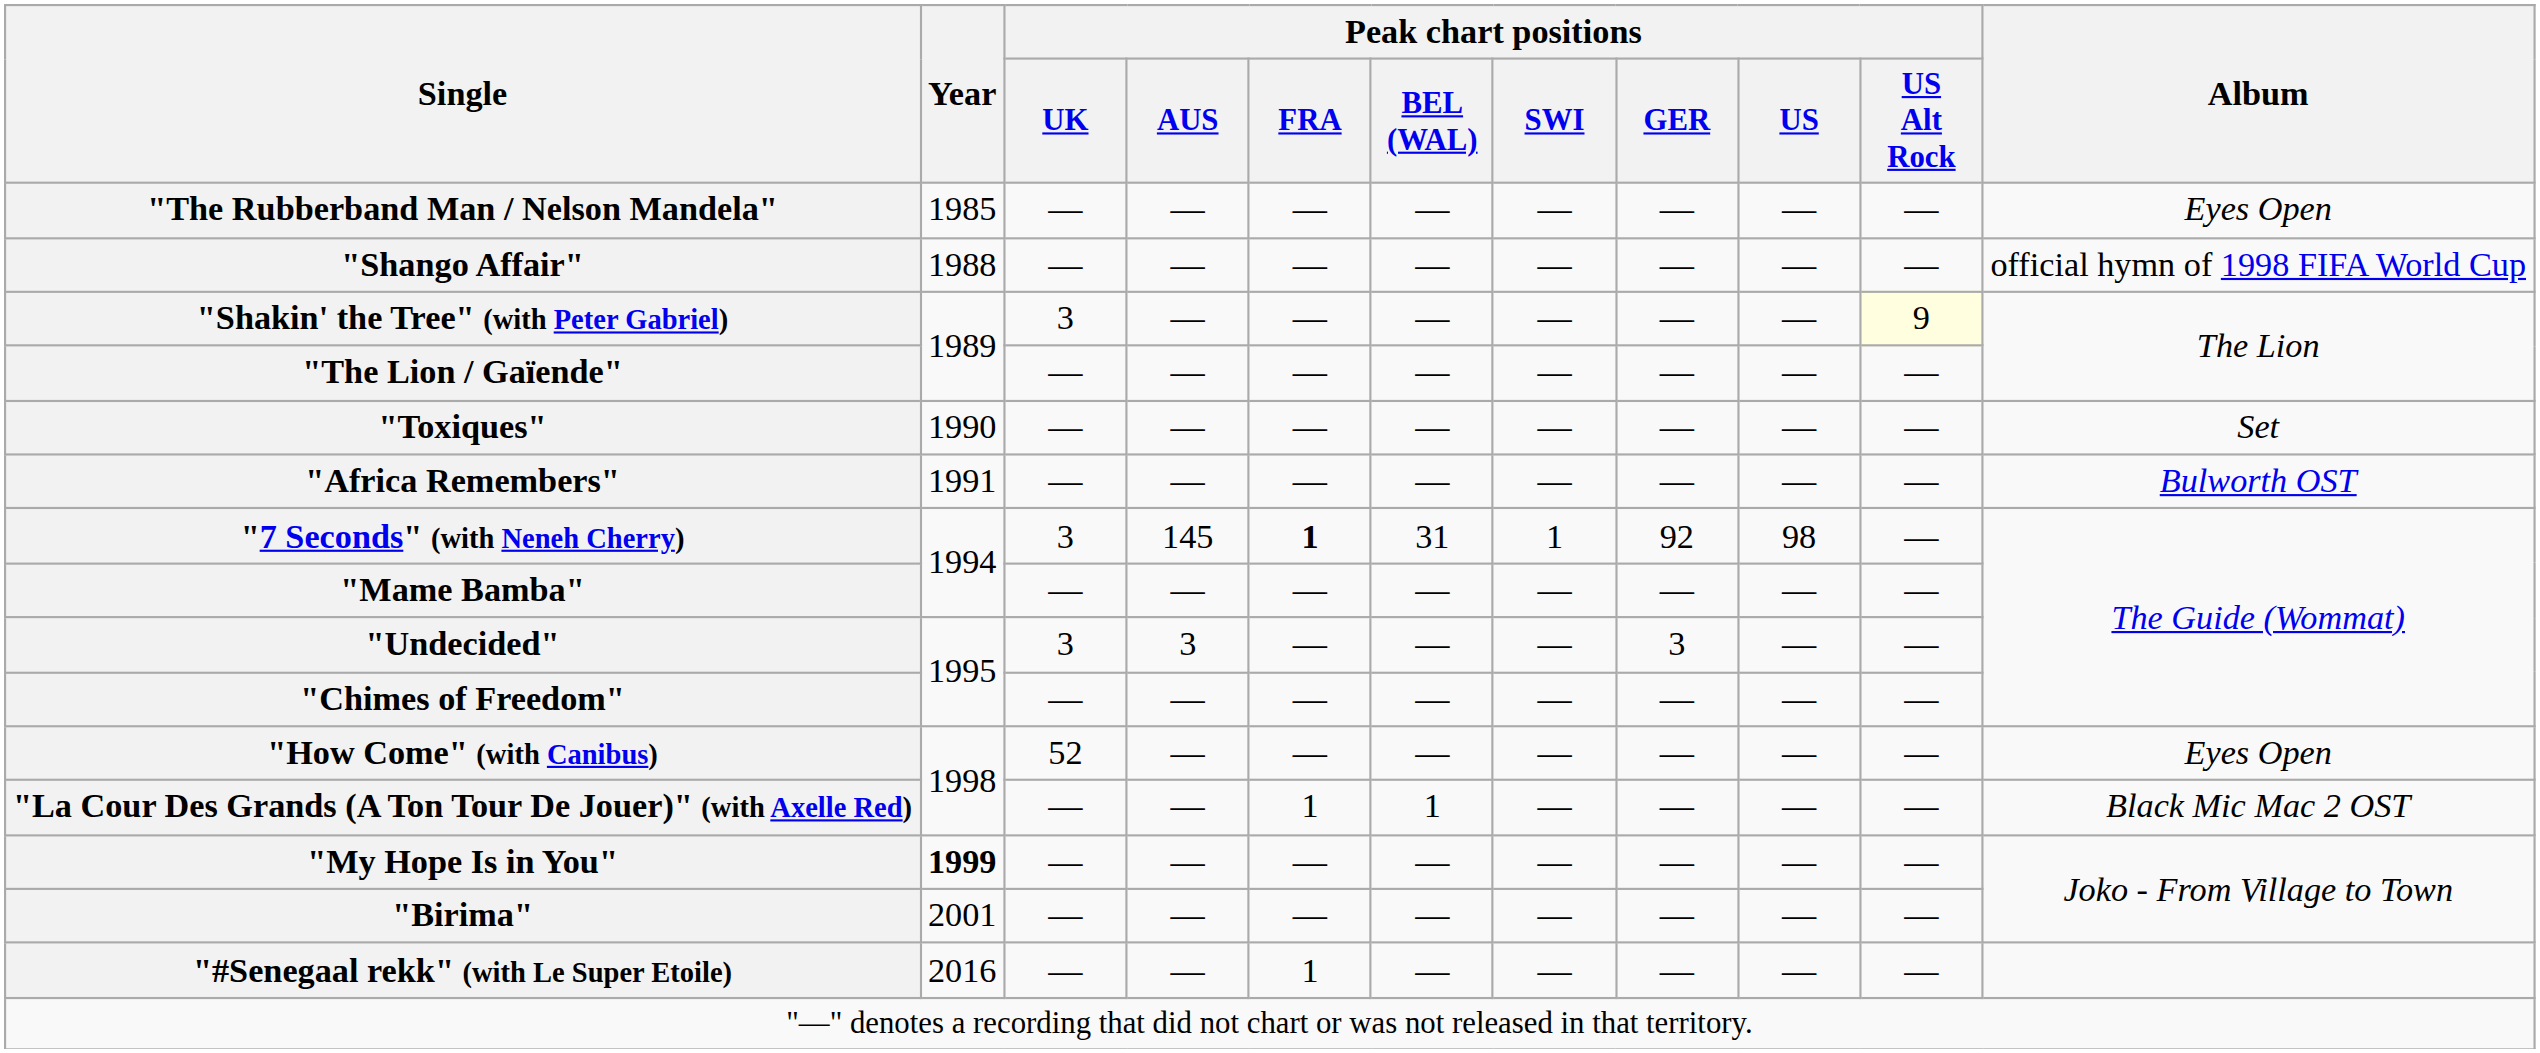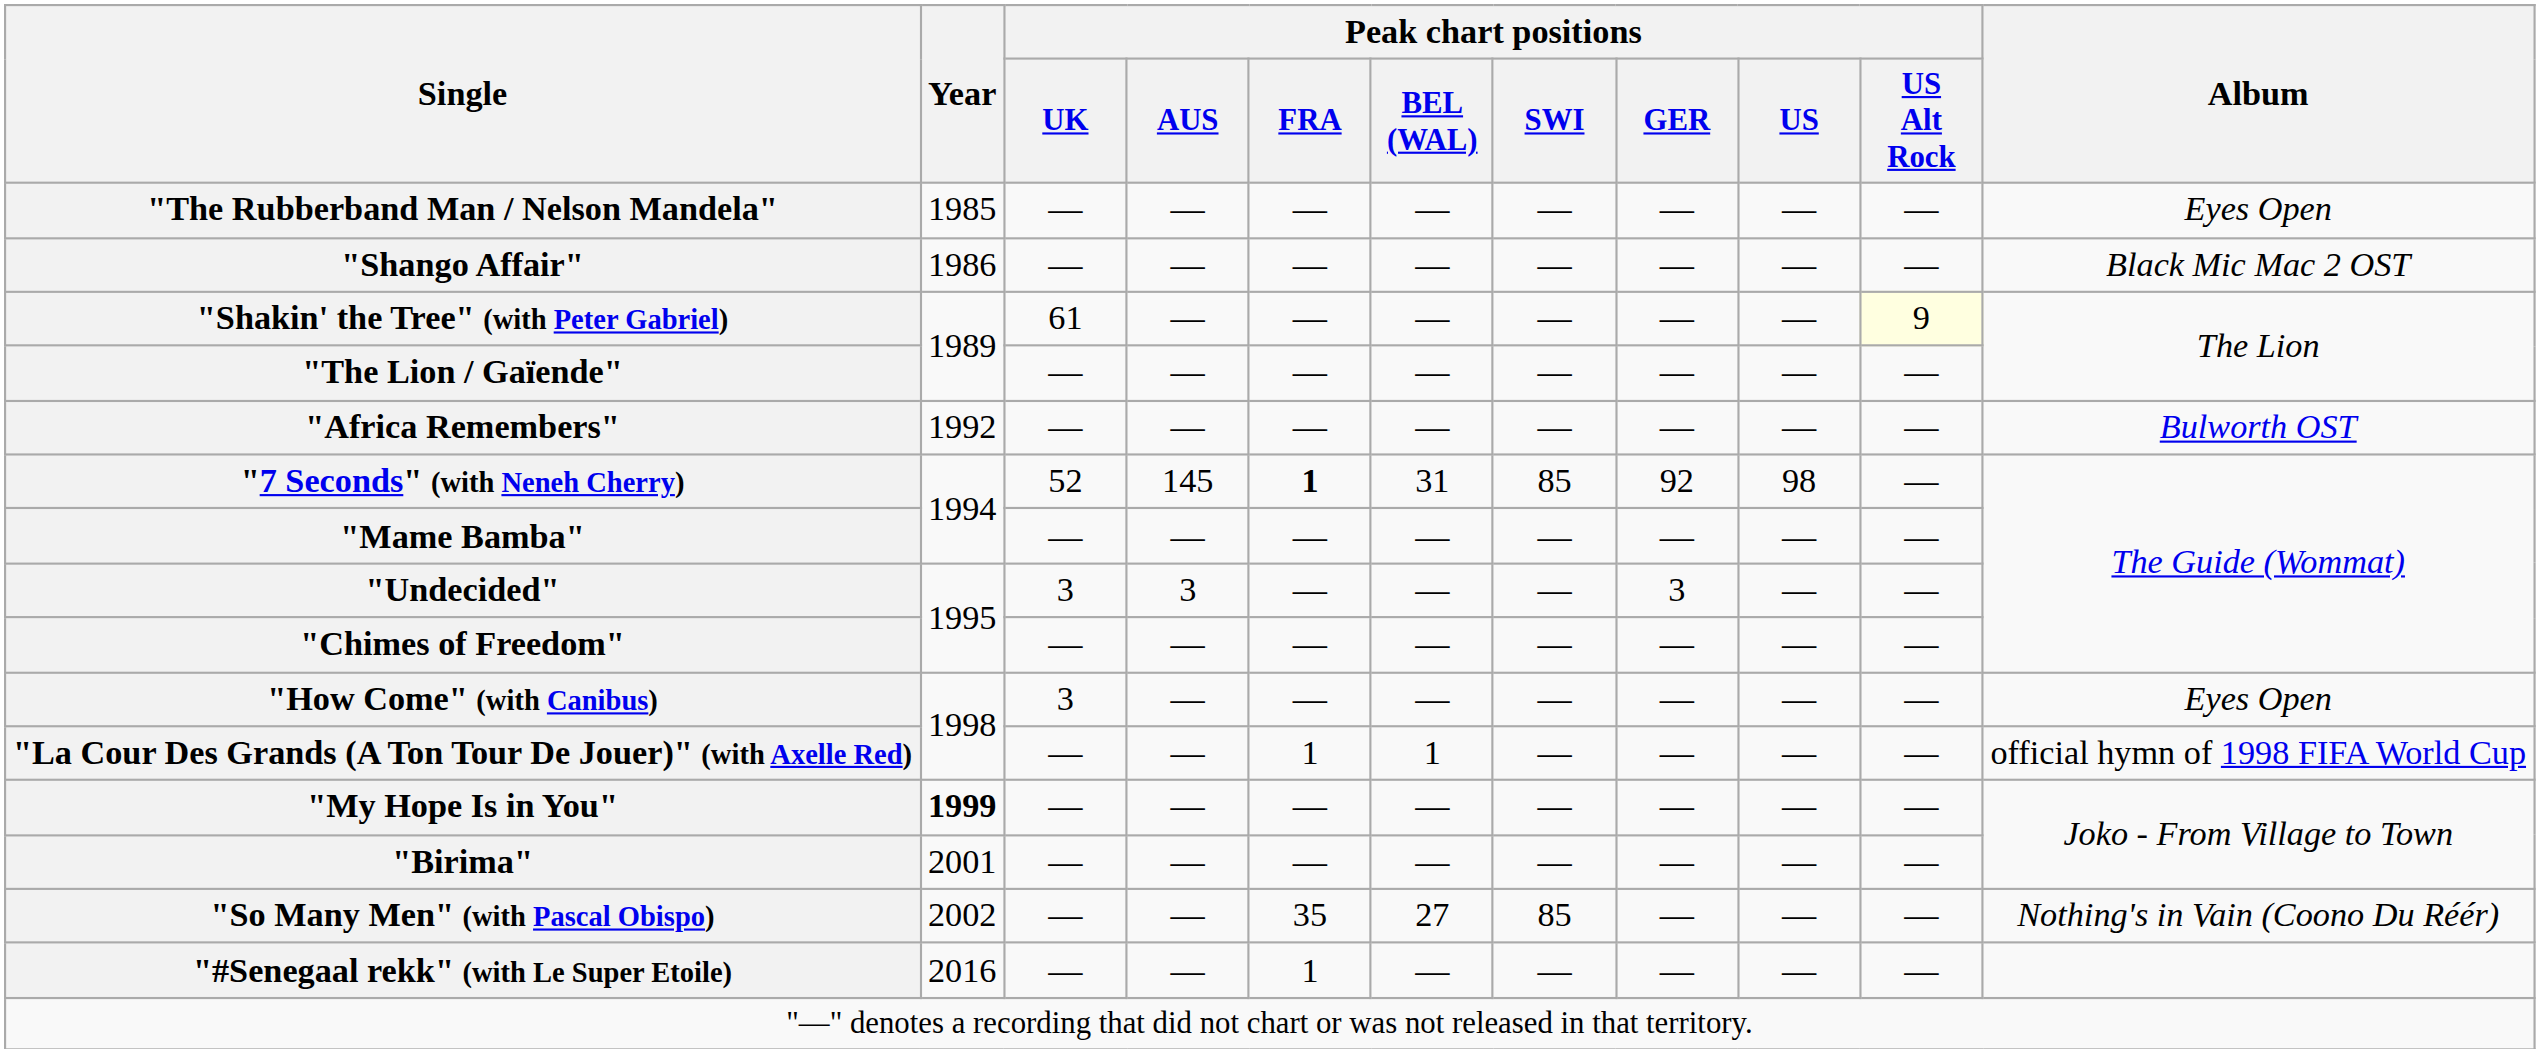(962, 263) 1988 -> (962, 263) 1986
(2258, 263) official hymn of 1998 FIFA World Cup -> (2258, 263) Black Mic Mac 2 OST
(1065, 318) 3 -> (1065, 318) 61
- row: (463, 426)
(962, 481) 1991 -> (962, 426) 1992
(1065, 535) 3 -> (1065, 481) 52
(1555, 535) 1 -> (1555, 481) 85
(1065, 752) 52 -> (1065, 698) 3
(2258, 806) Black Mic Mac 2 OST -> (2258, 752) official hymn of 1998 FIFA World Cup
+ row: (463, 915)
